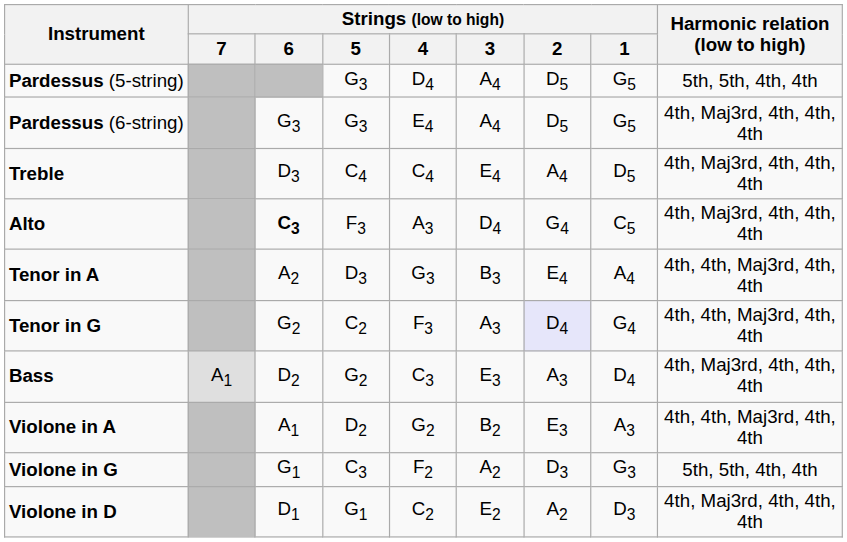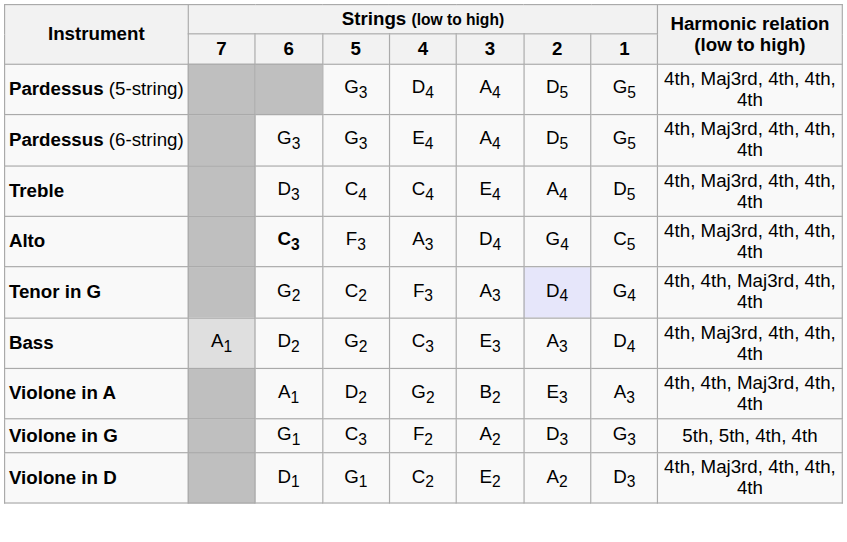(750, 80) 5th, 5th, 4th, 4th -> (750, 89) 4th, Maj3rd, 4th, 4th, 4th
- row: (54, 274)
